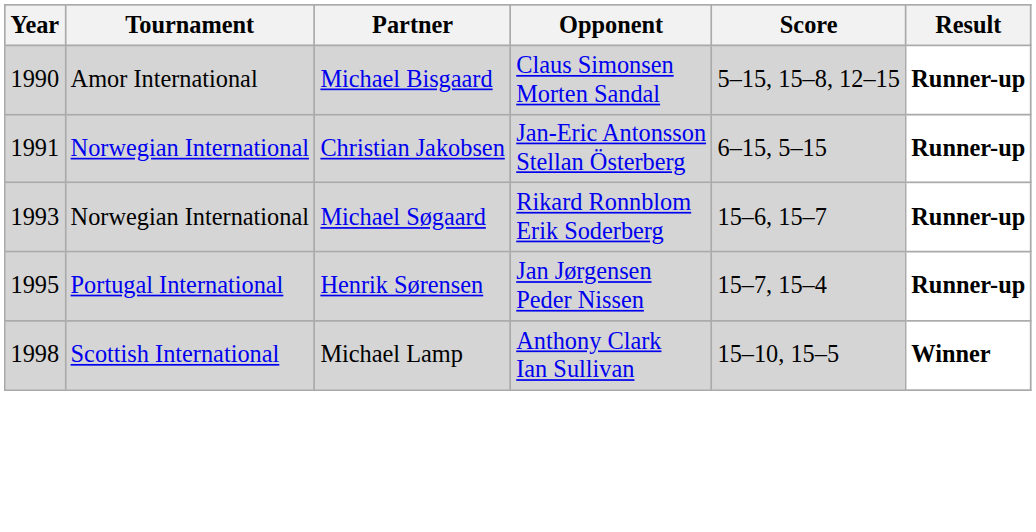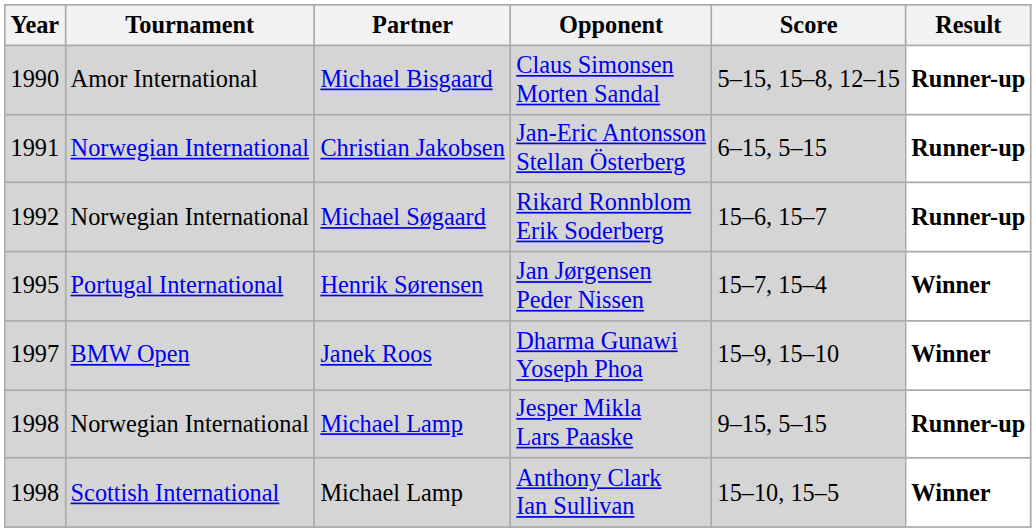(35, 217) 1993 -> (35, 217) 1992
(968, 286) Runner-up -> (951, 286) Winner
+ row: (597, 354)
+ row: (579, 423)
